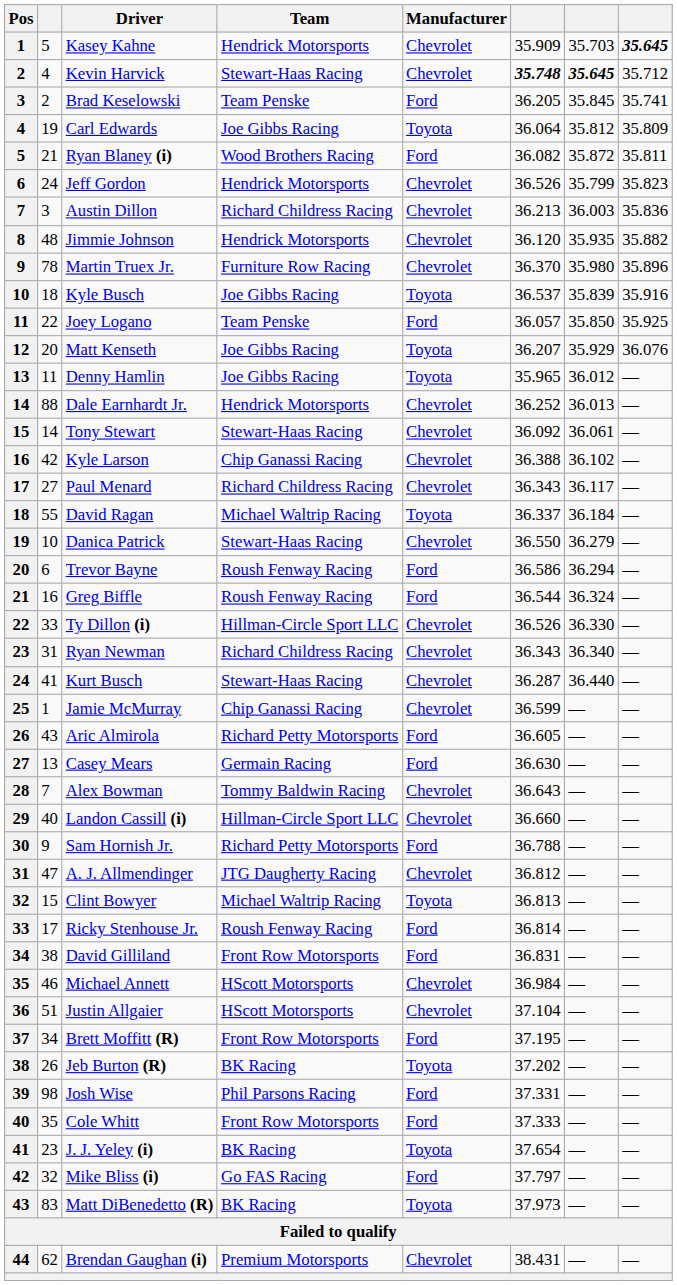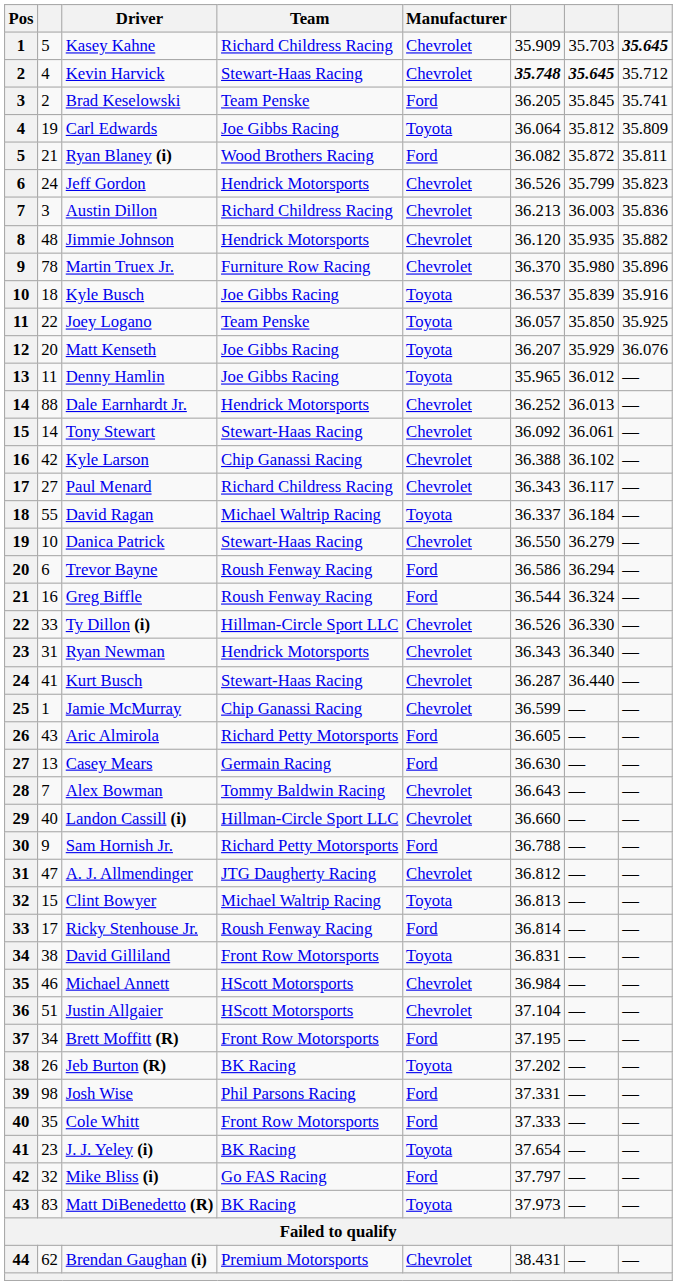(295, 46) Hendrick Motorsports -> (307, 46) Richard Childress Racing
(422, 321) Ford -> (429, 321) Toyota
(307, 652) Richard Childress Racing -> (295, 652) Hendrick Motorsports
(422, 955) Ford -> (429, 955) Toyota
